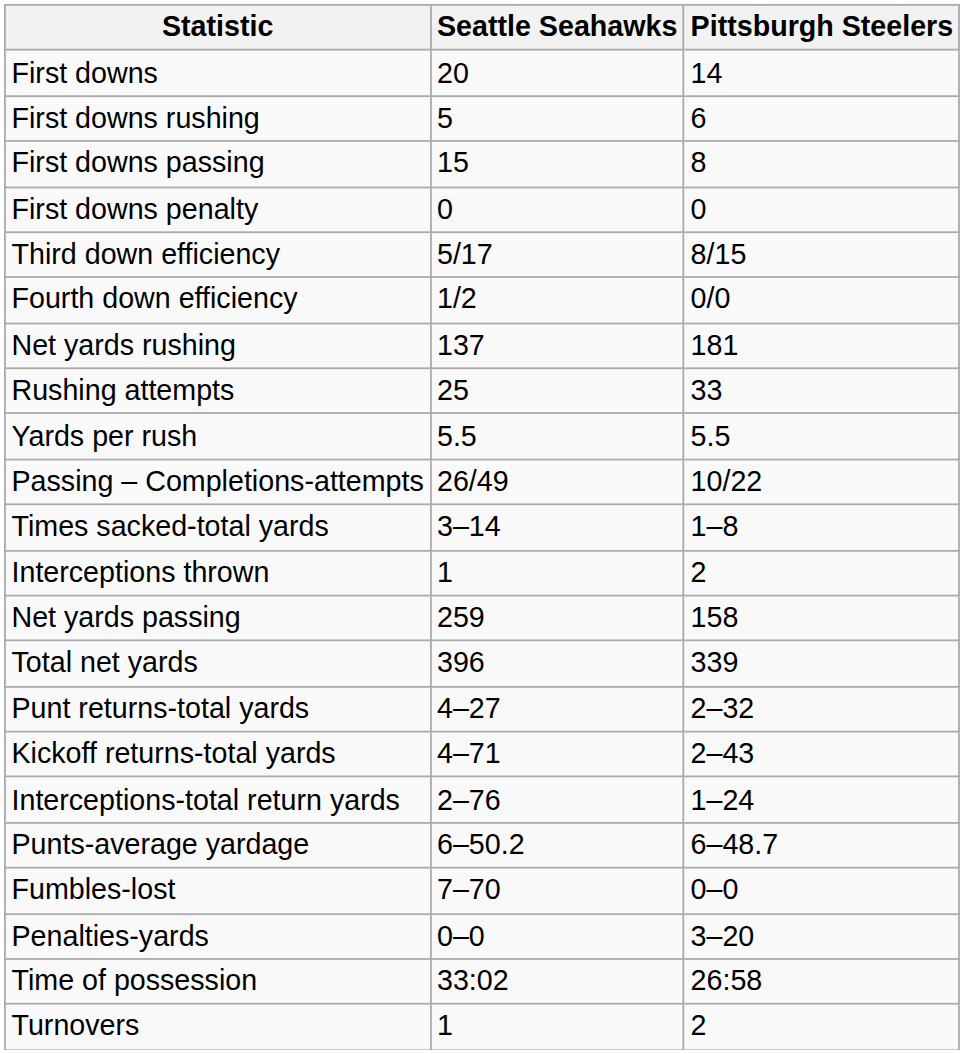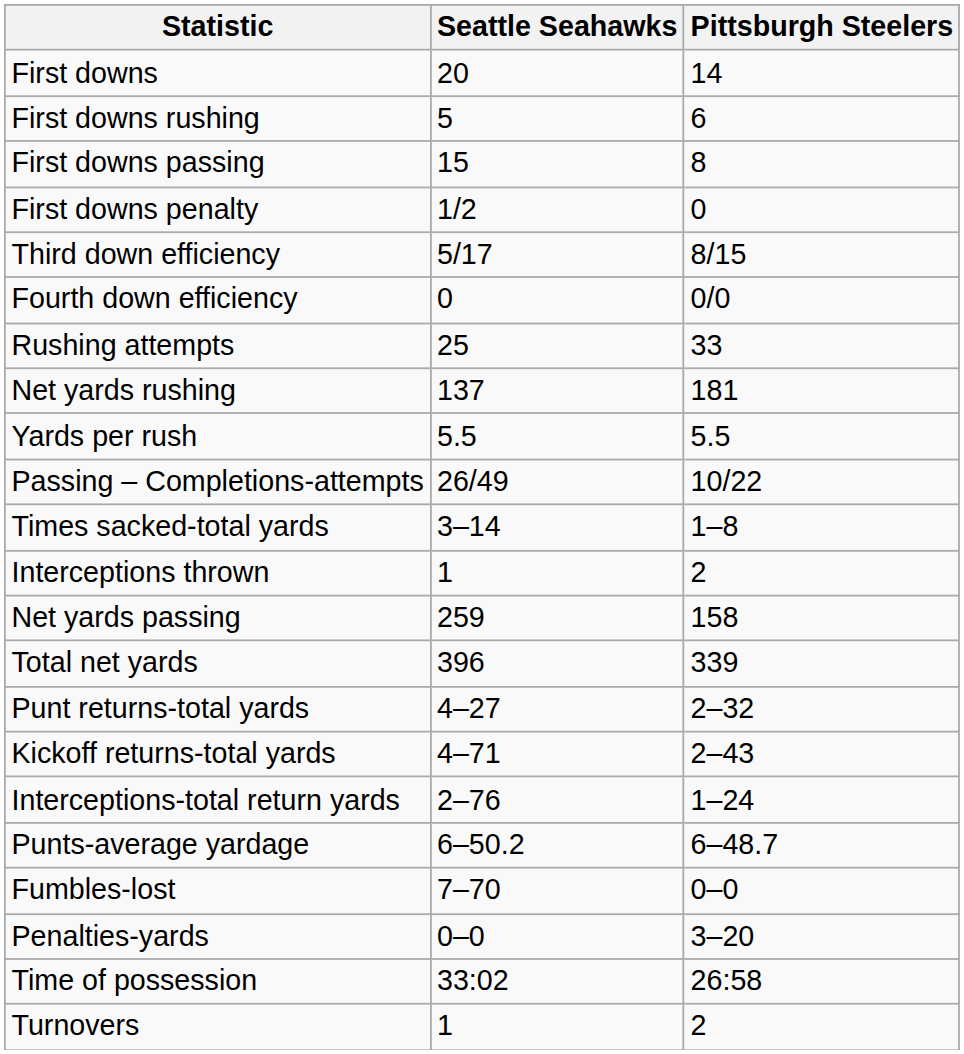(445, 208) 0 -> (457, 208) 1/2
(457, 299) 1/2 -> (445, 299) 0
rows swapped: (124, 345) <-> (123, 390)
